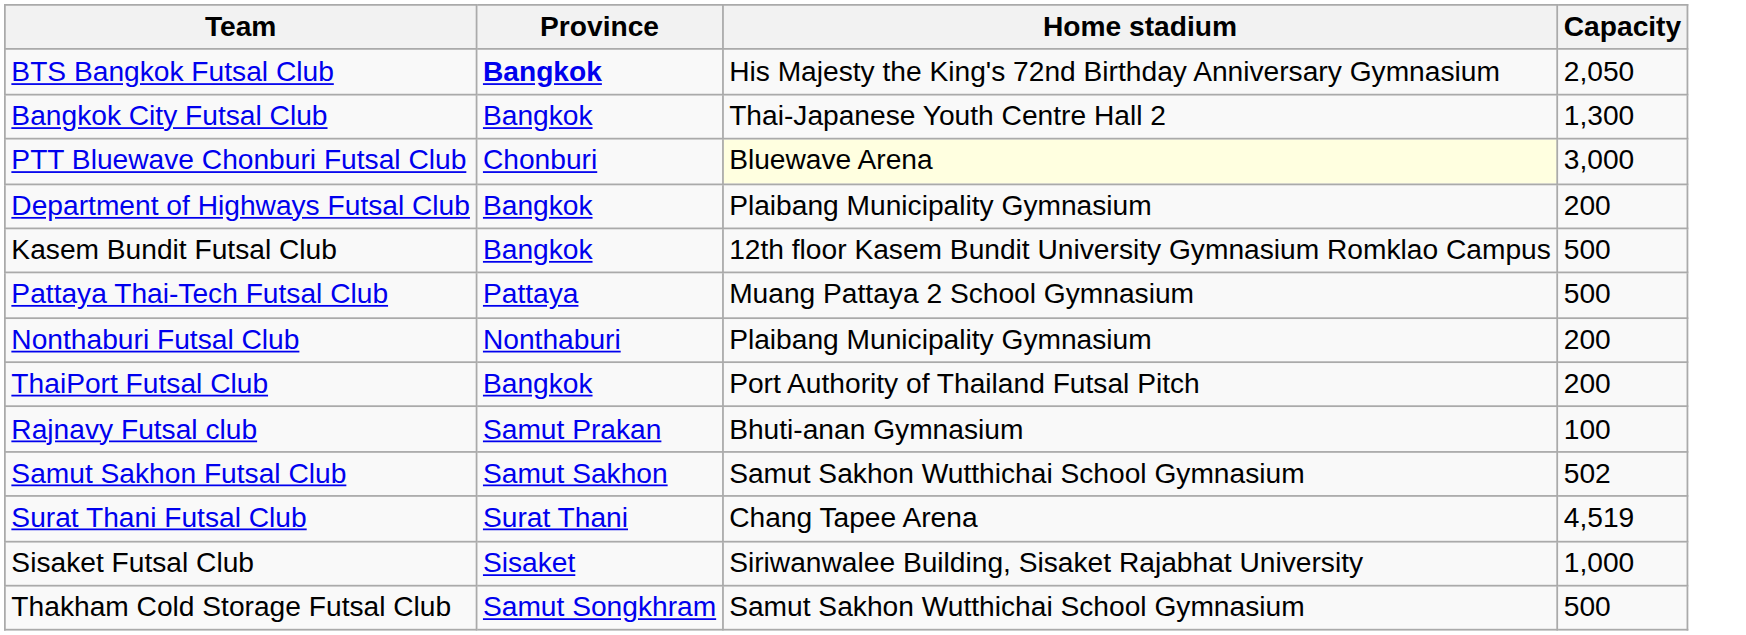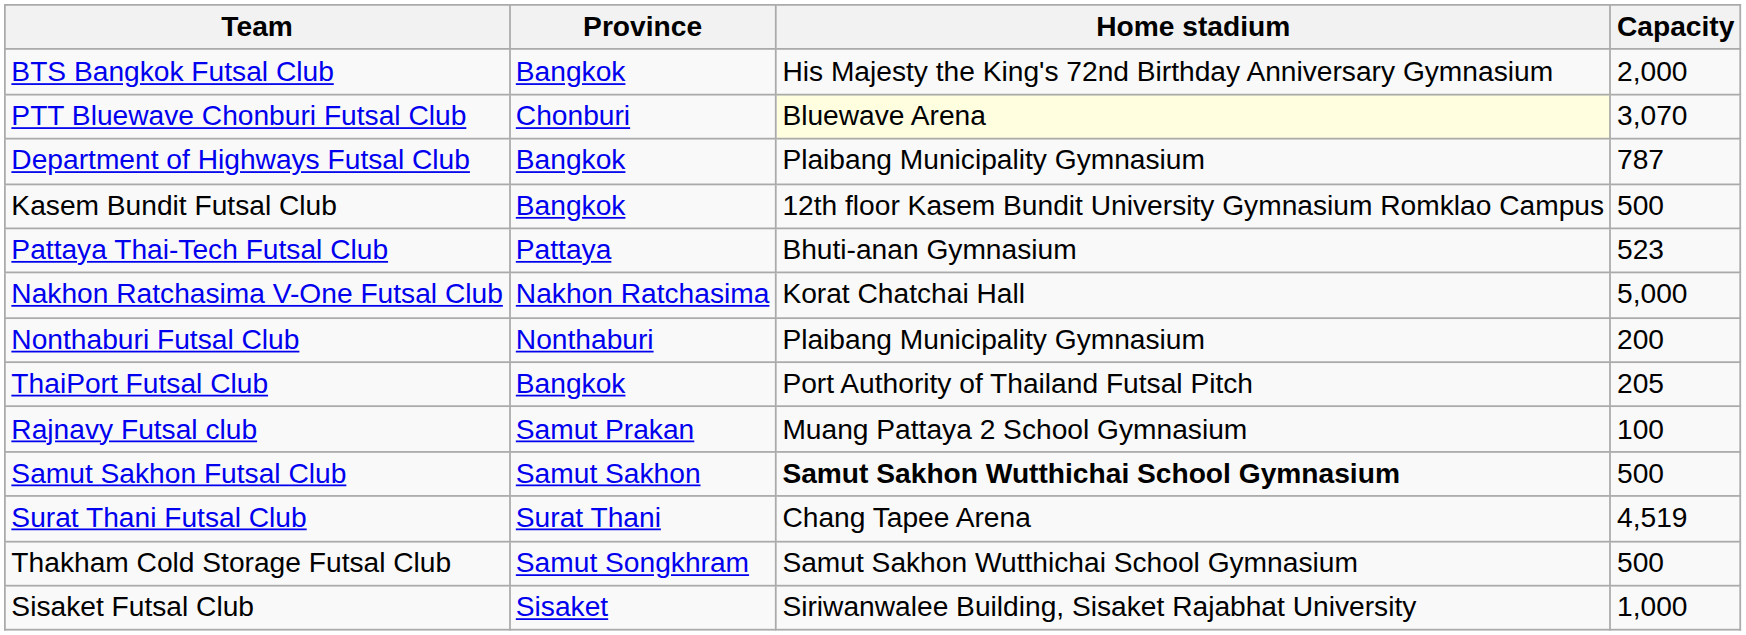(542, 71) bold -> (571, 71) normal
(1599, 71) 2,050 -> (1652, 71) 2,000
- row: (169, 116)
(1599, 160) 3,000 -> (1652, 116) 3,070
(1587, 205) 200 -> (1641, 160) 787
(962, 294) Muang Pattaya 2 School Gymnasium -> (930, 250) Bhuti-anan Gymnasium
(1587, 294) 500 -> (1641, 250) 523
+ row: (257, 294)
(1587, 384) 200 -> (1641, 384) 205
(876, 428) Bhuti-anan Gymnasium -> (1015, 428) Muang Pattaya 2 School Gymnasium
(1017, 473) normal -> (1091, 473) bold
(1587, 473) 502 -> (1641, 473) 500
rows swapped: (133, 562) <-> (231, 607)
